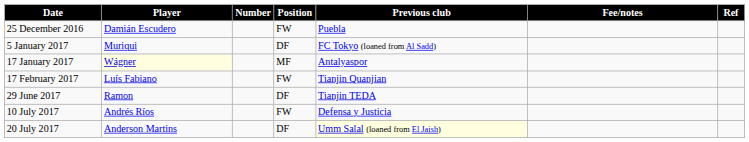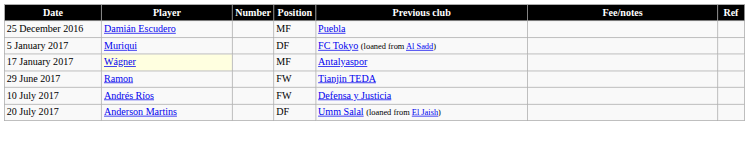(284, 28) FW -> (284, 28) MF
- row: (43, 78)
(283, 95) DF -> (284, 78) FW
(380, 128) lightyellow background -> (380, 112) no background
